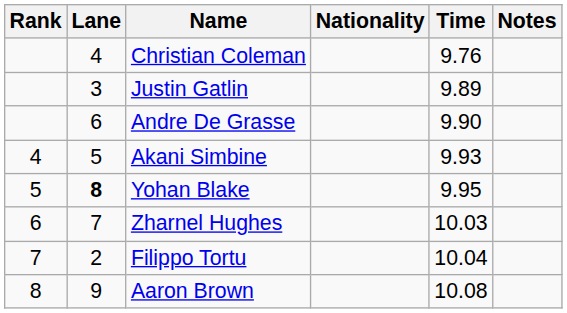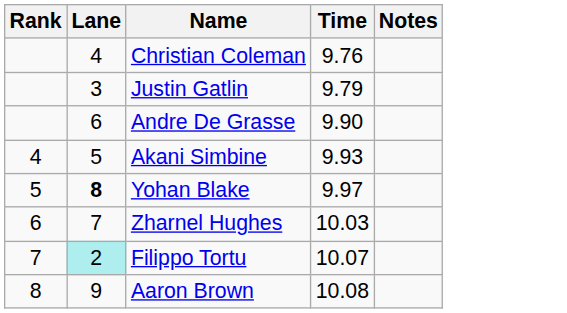- column: (370, 21)
(461, 88) 9.89 -> (342, 88) 9.79
(461, 190) 9.95 -> (342, 190) 9.97
(96, 257) no background -> (96, 257) paleturquoise background
(461, 257) 10.04 -> (342, 257) 10.07
